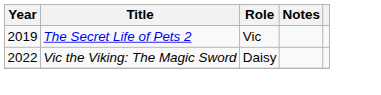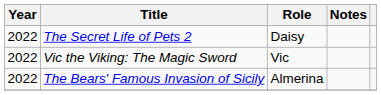(22, 36) 2019 -> (22, 36) 2022
(252, 36) Vic -> (287, 36) Daisy
(260, 57) Daisy -> (280, 57) Vic
+ row: (154, 79)
